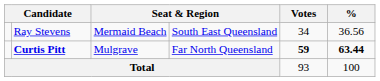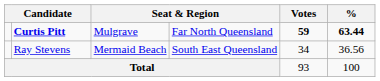rows swapped: (39, 49) <-> (42, 31)
